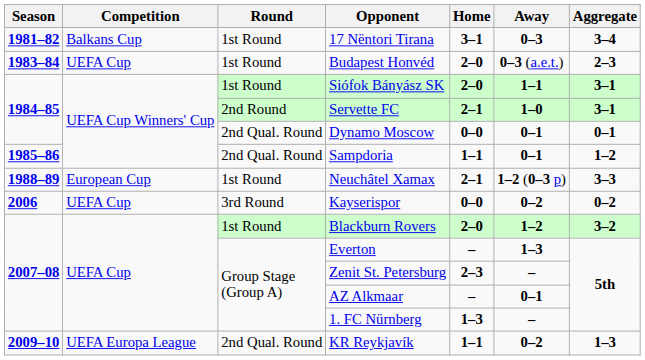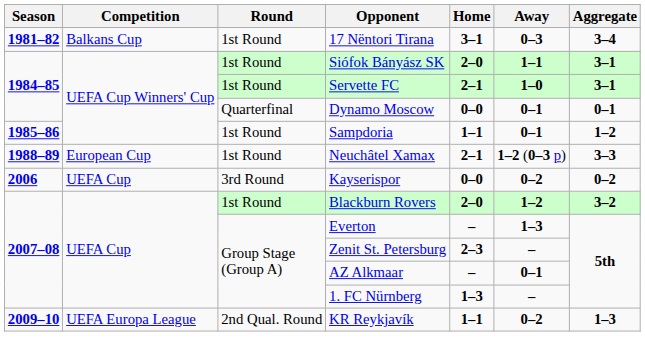- row: (382, 62)
(254, 109) 2nd Round -> (251, 86) 1st Round
(272, 132) 2nd Qual. Round -> (257, 109) Quarterfinal
(272, 156) 2nd Qual. Round -> (251, 132) 1st Round
